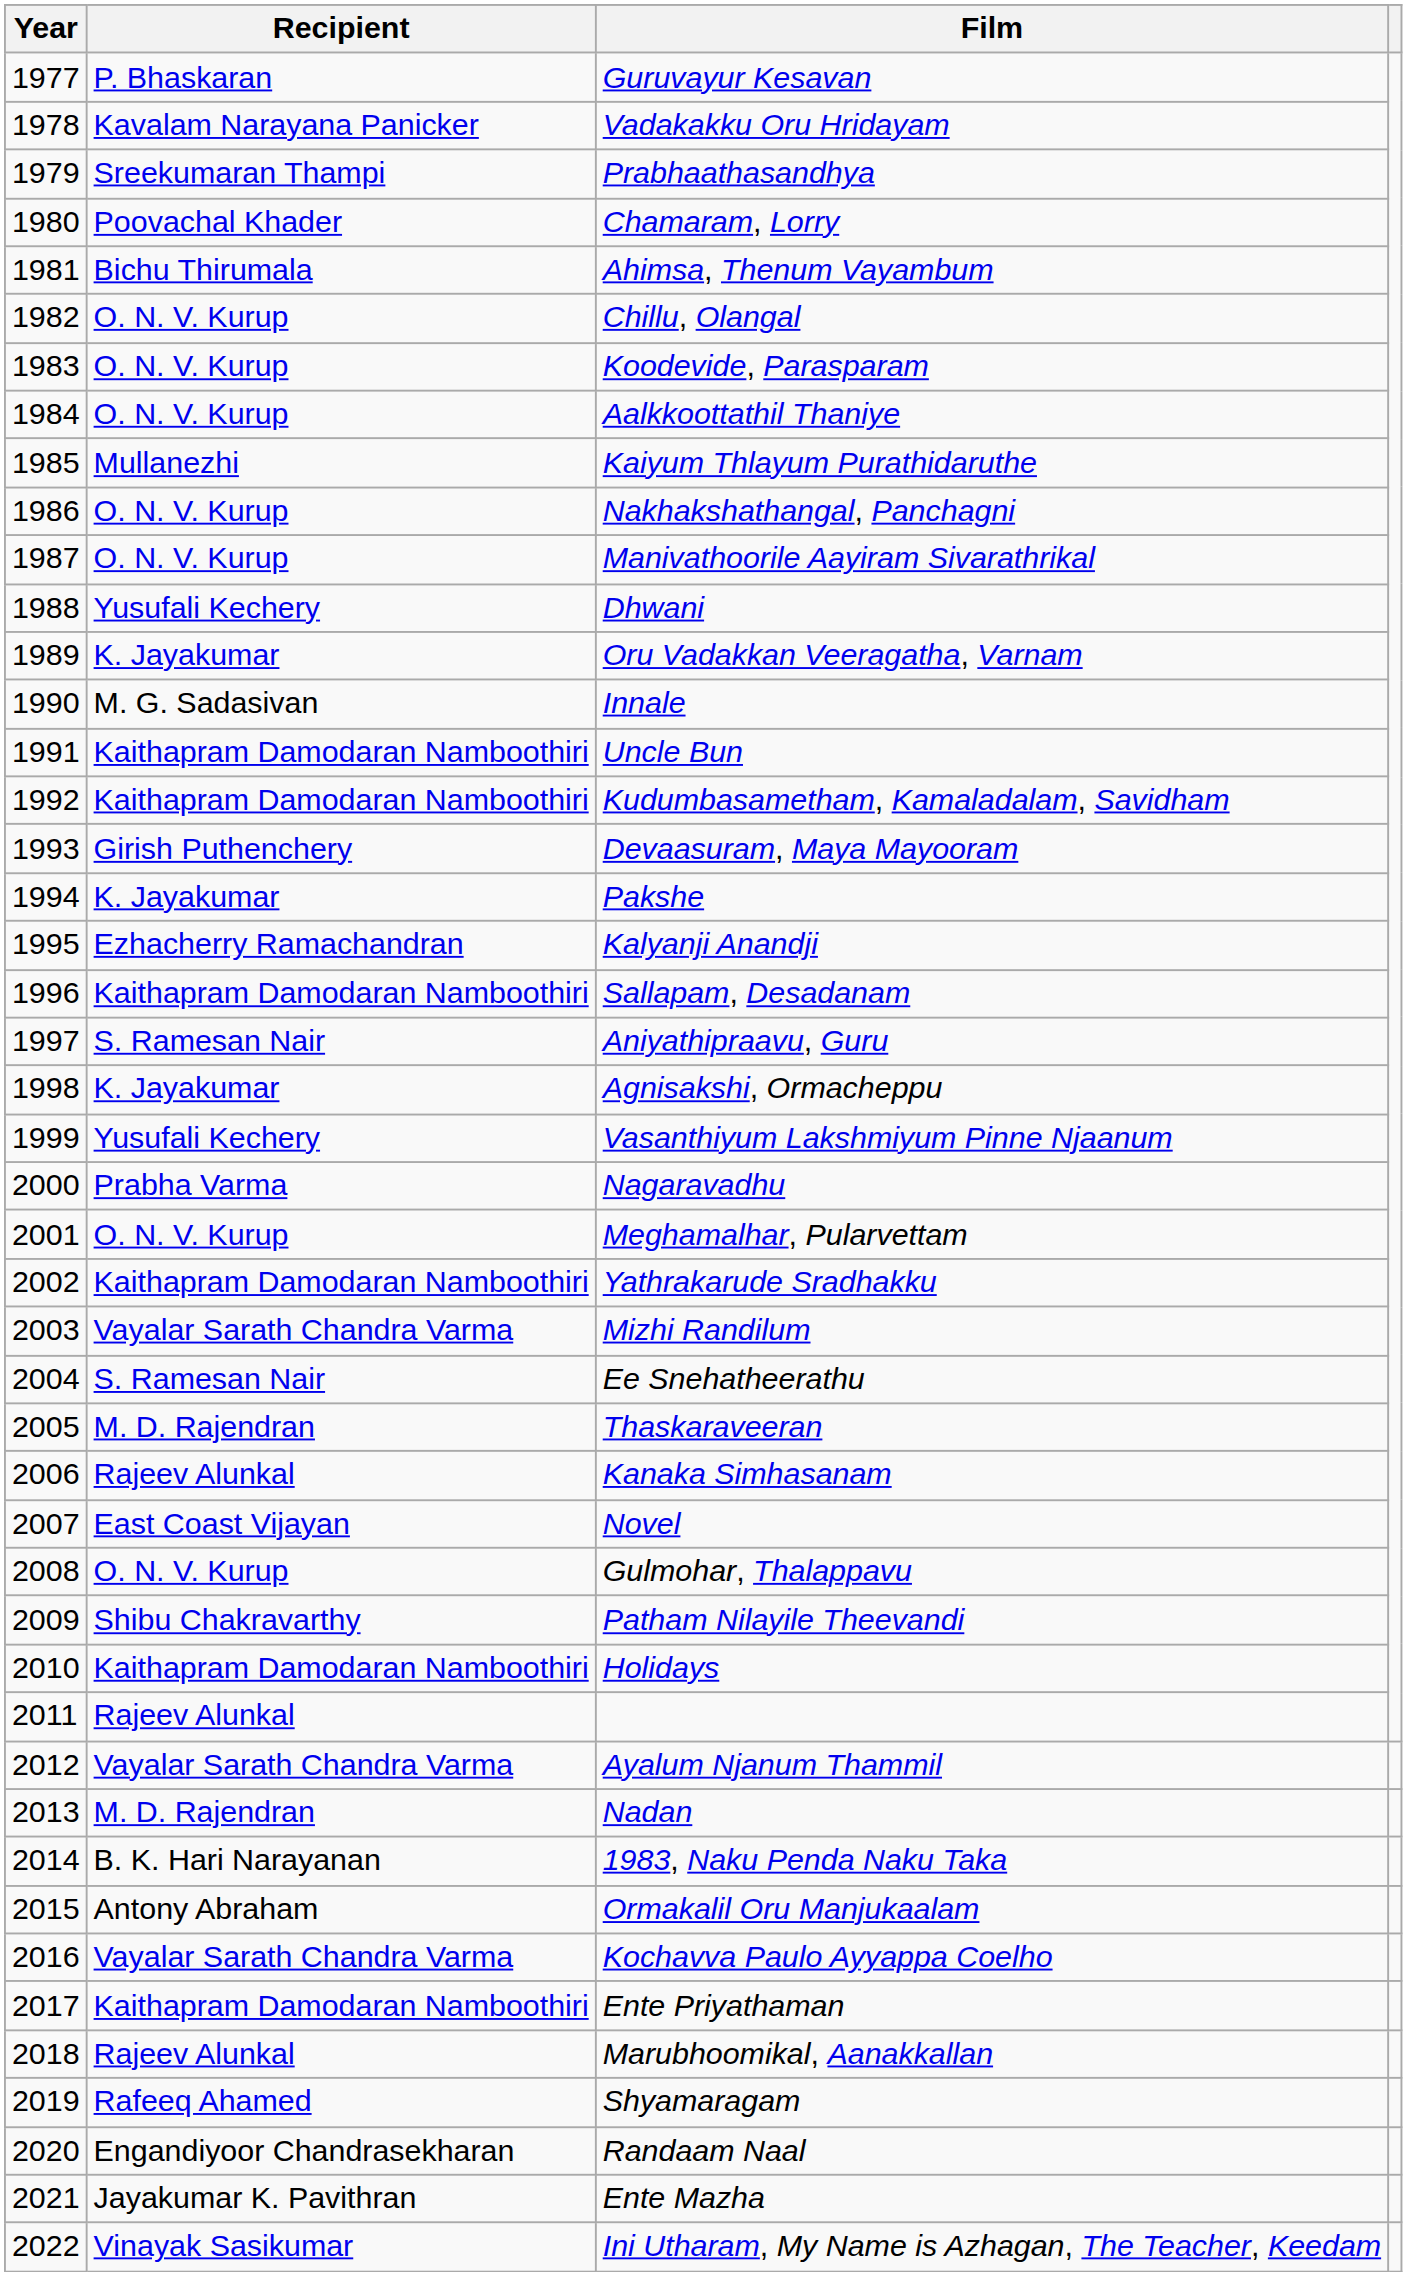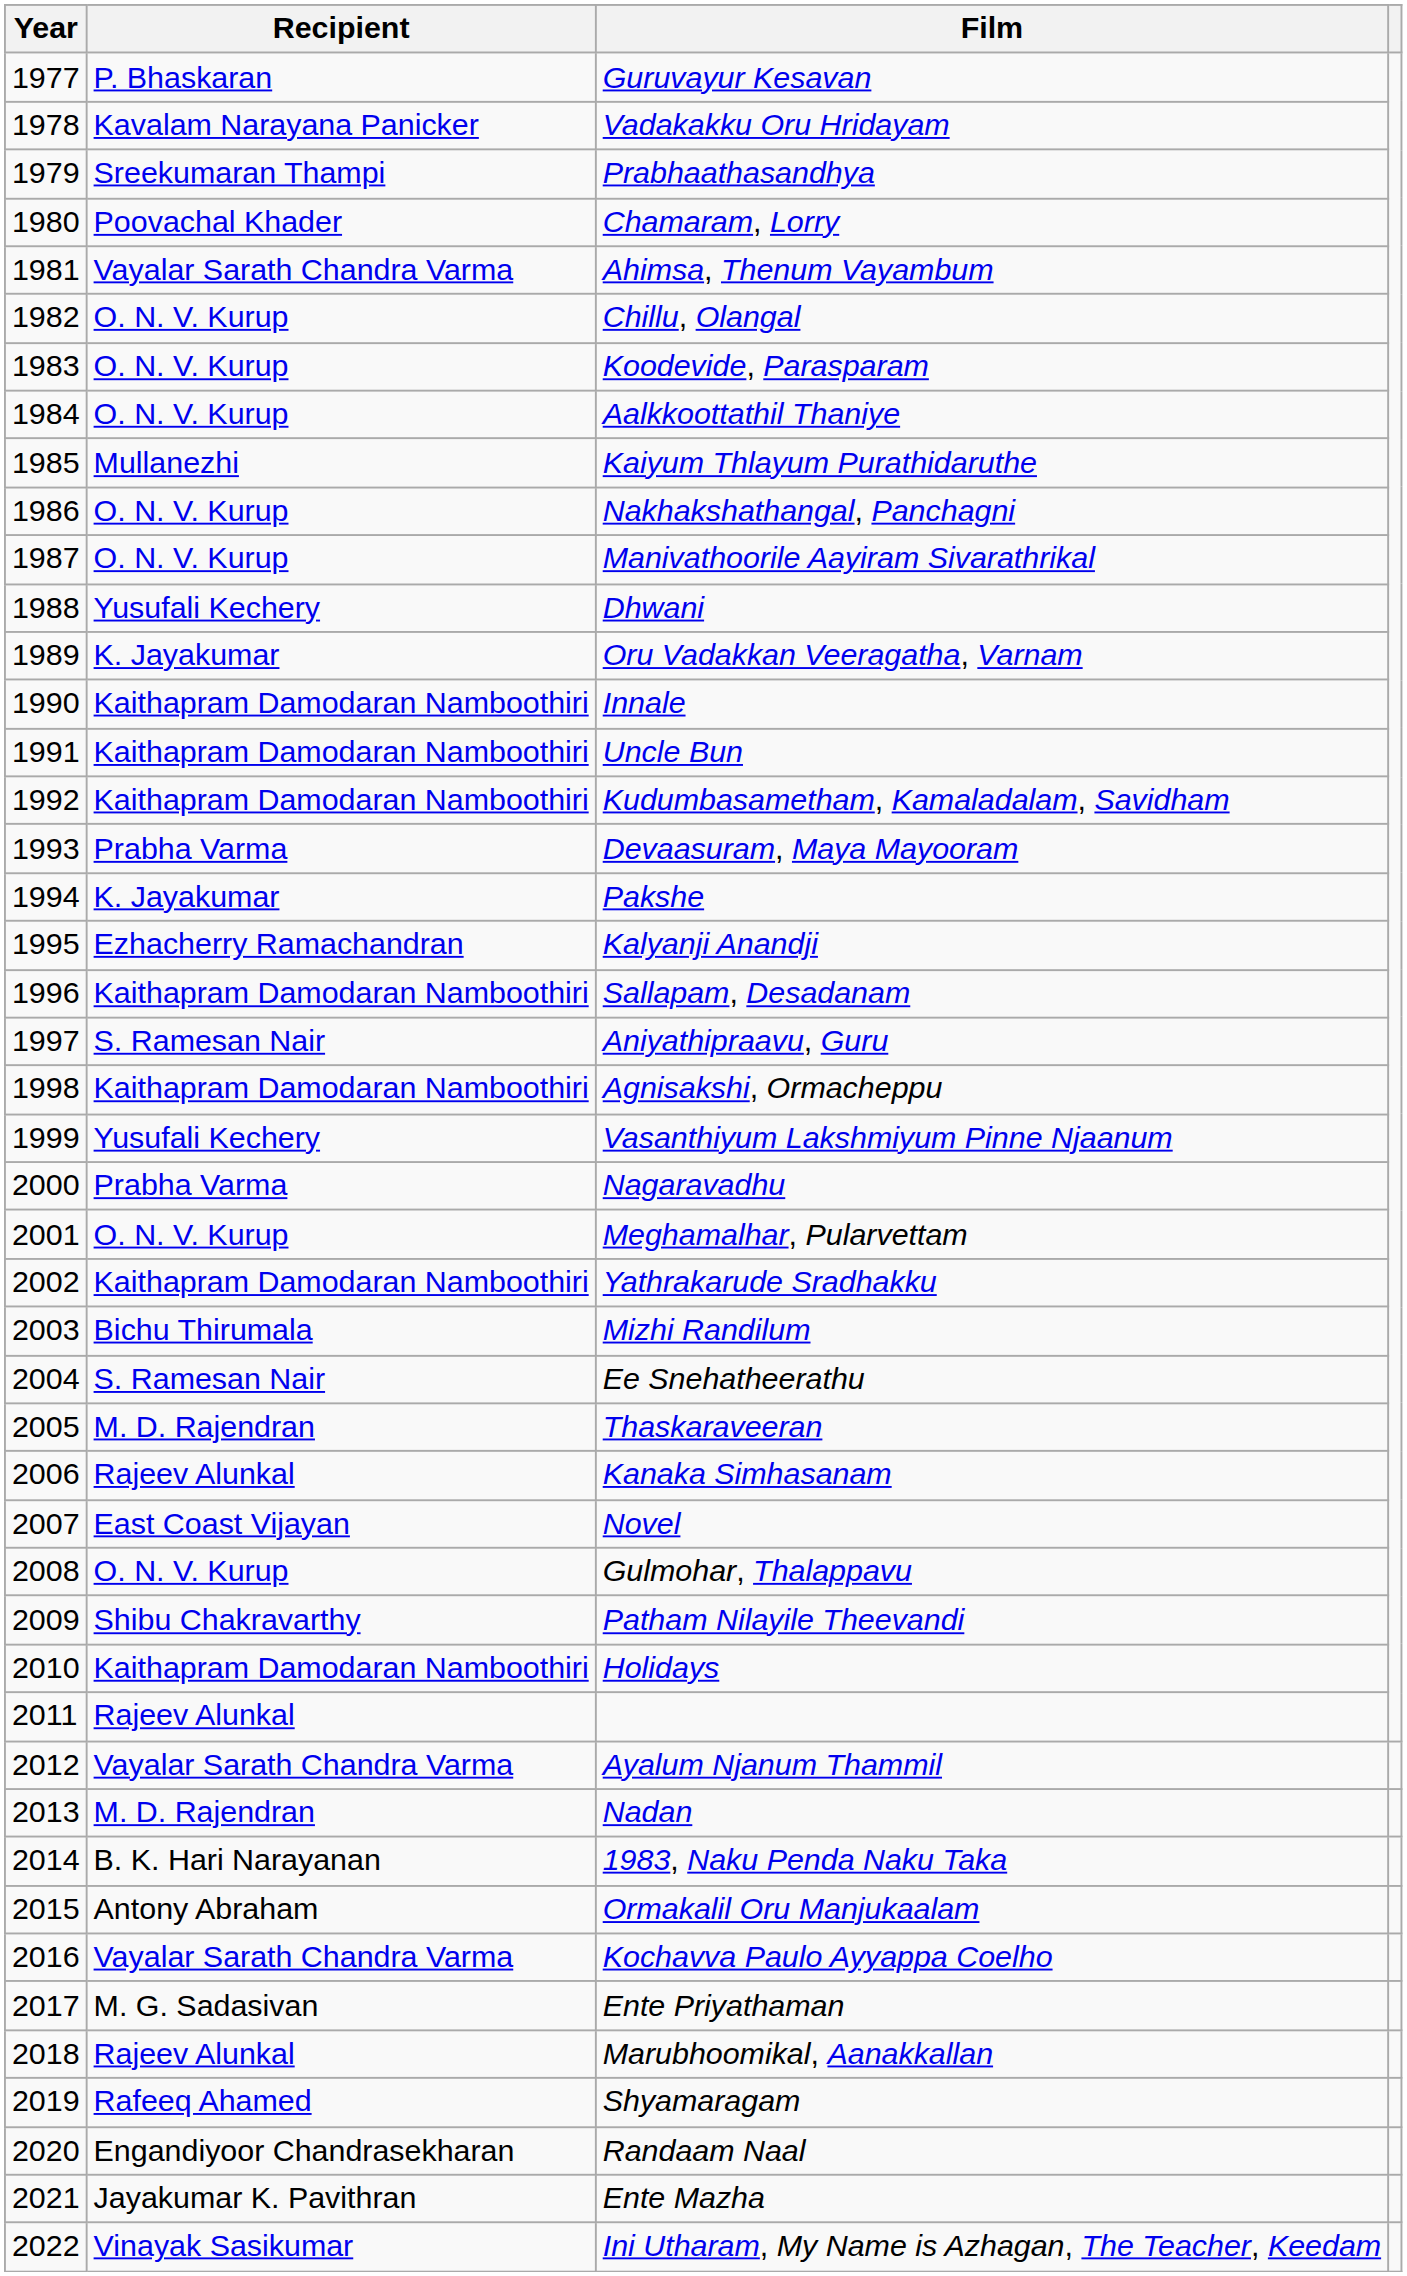(203, 269) Bichu Thirumala -> (303, 269) Vayalar Sarath Chandra Varma
(206, 703) M. G. Sadasivan -> (341, 703) Kaithapram Damodaran Namboothiri
(223, 848) Girish Puthenchery -> (190, 848) Prabha Varma
(187, 1089) K. Jayakumar -> (341, 1089) Kaithapram Damodaran Namboothiri
(303, 1330) Vayalar Sarath Chandra Varma -> (203, 1330) Bichu Thirumala
(341, 2005) Kaithapram Damodaran Namboothiri -> (206, 2005) M. G. Sadasivan
